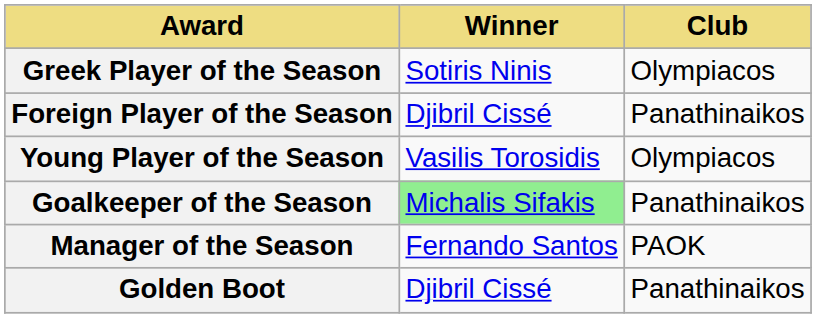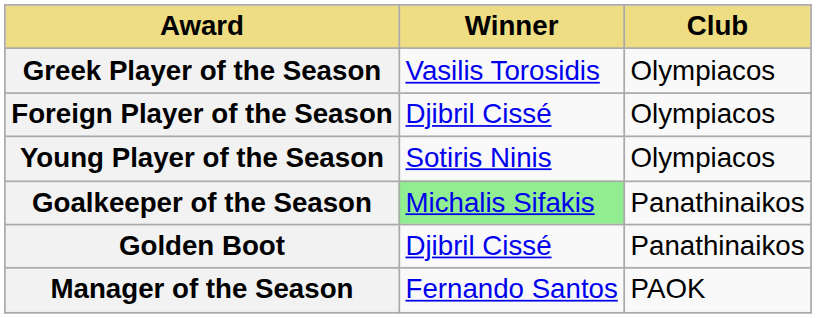(479, 70) Sotiris Ninis -> (503, 70) Vasilis Torosidis
(718, 114) Panathinaikos -> (703, 114) Olympiacos
(503, 158) Vasilis Torosidis -> (479, 158) Sotiris Ninis
rows swapped: (202, 289) <-> (202, 245)
